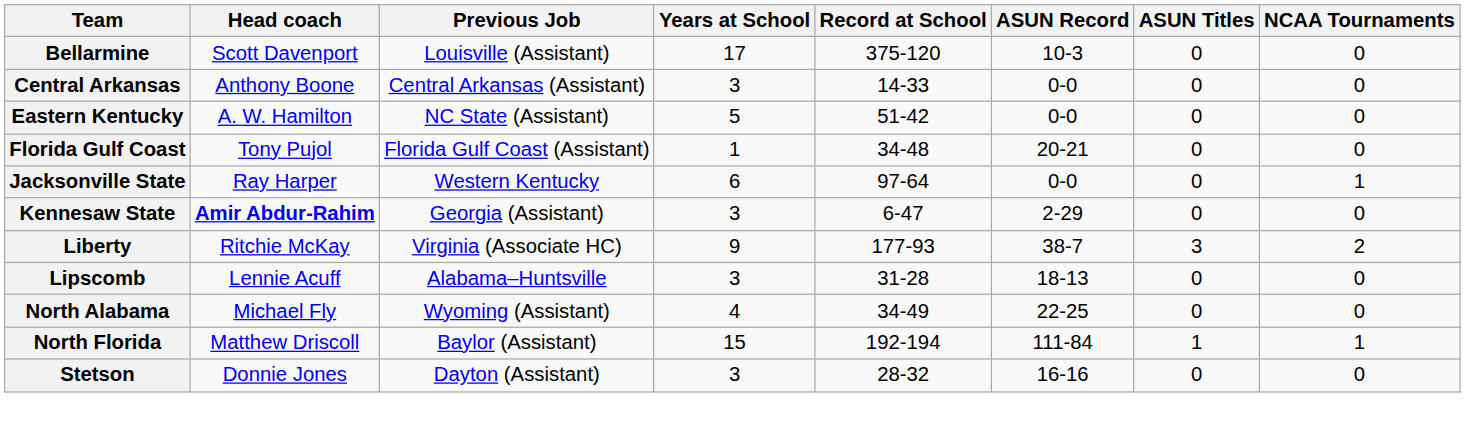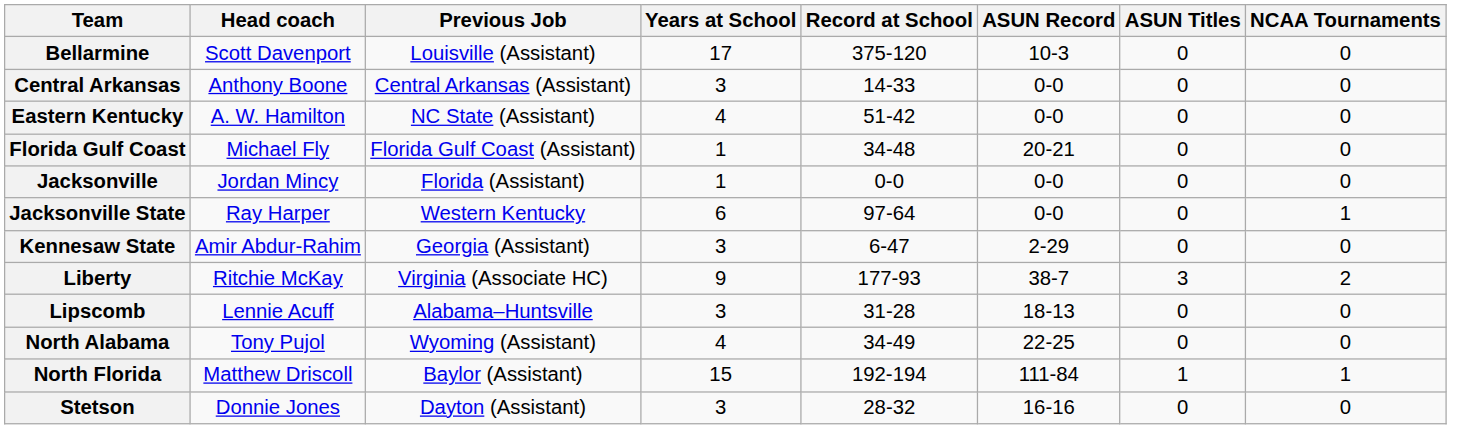(735, 117) 5 -> (721, 117) 4
(285, 149) Tony Pujol -> (278, 149) Michael Fly
+ row: (97, 181)
(285, 213) bold -> (278, 246) normal
(285, 310) Michael Fly -> (278, 342) Tony Pujol
